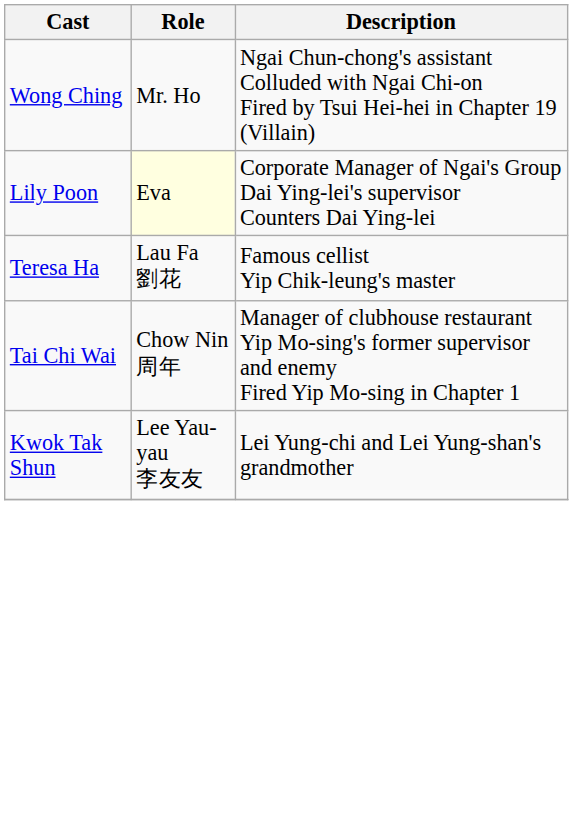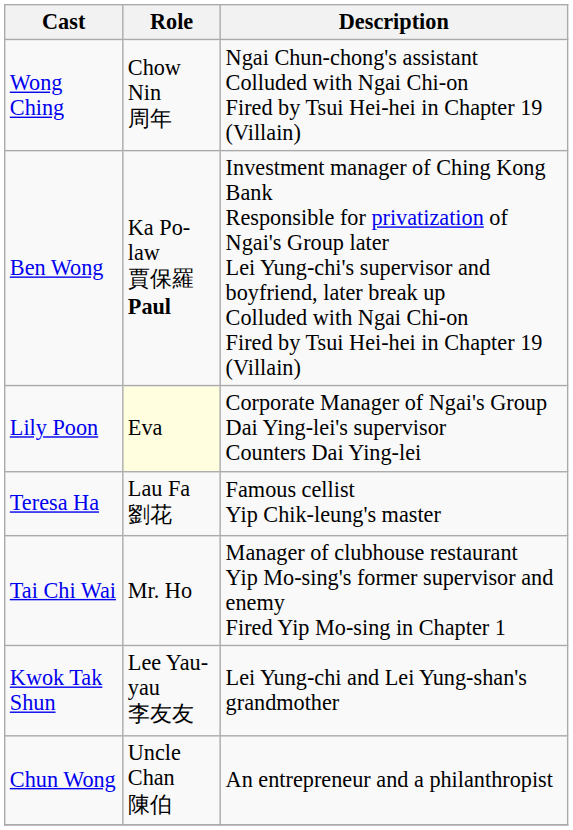(168, 94) Mr. Ho -> (154, 93) Chow Nin 周年
+ row: (57, 267)
(182, 353) Chow Nin 周年 -> (160, 590) Mr. Ho
+ row: (63, 779)
